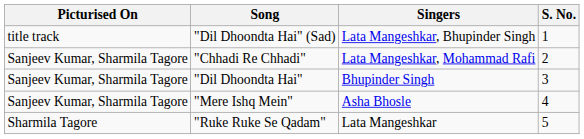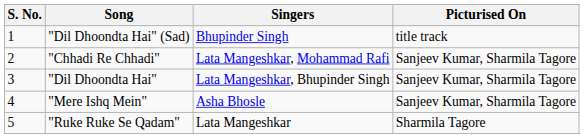columns swapped: (559, 15) <-> (98, 15)
(439, 36) Lata Mangeshkar, Bhupinder Singh -> (242, 36) Bhupinder Singh
(388, 79) Bhupinder Singh -> (293, 79) Lata Mangeshkar, Bhupinder Singh
